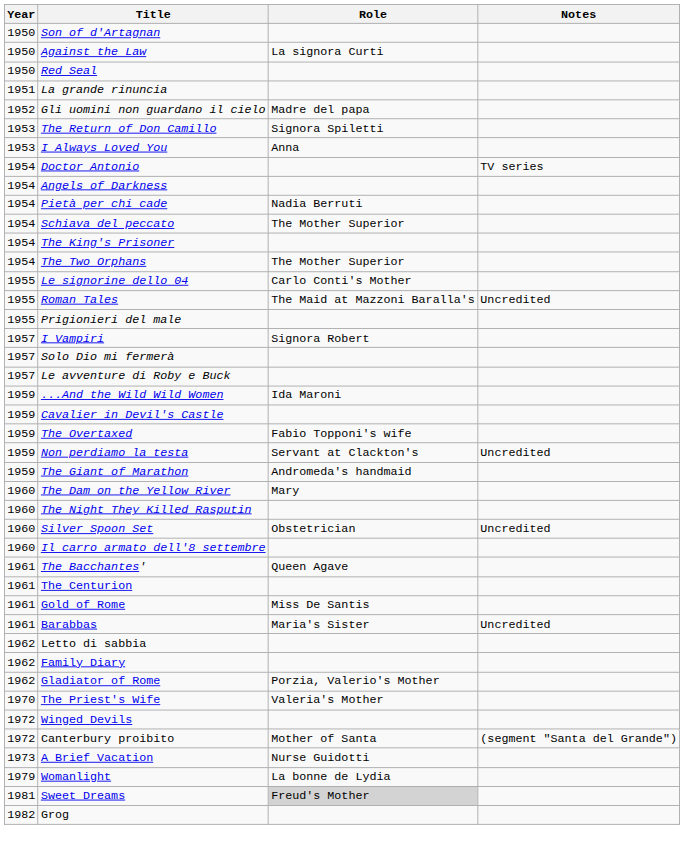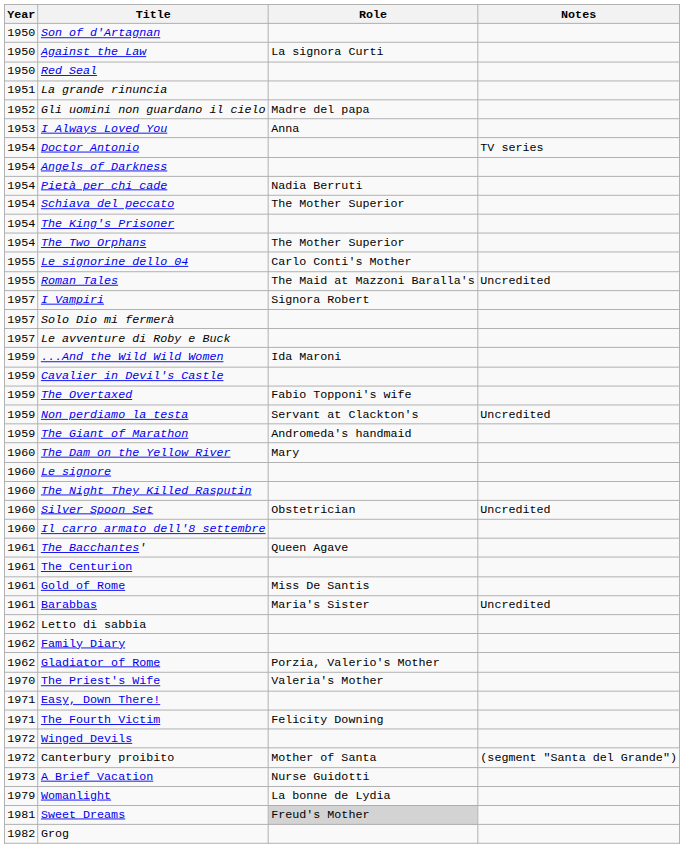- row: (129, 128)
- row: (111, 319)
+ row: (76, 472)
+ row: (101, 700)
+ row: (101, 720)
